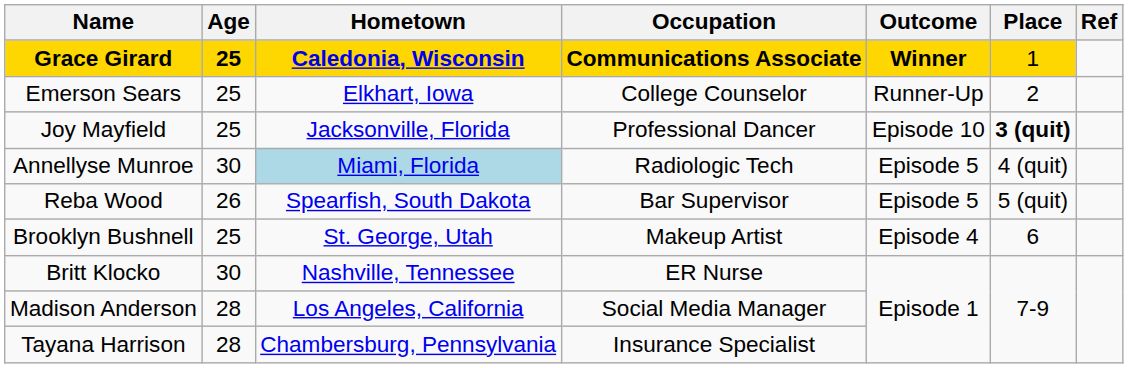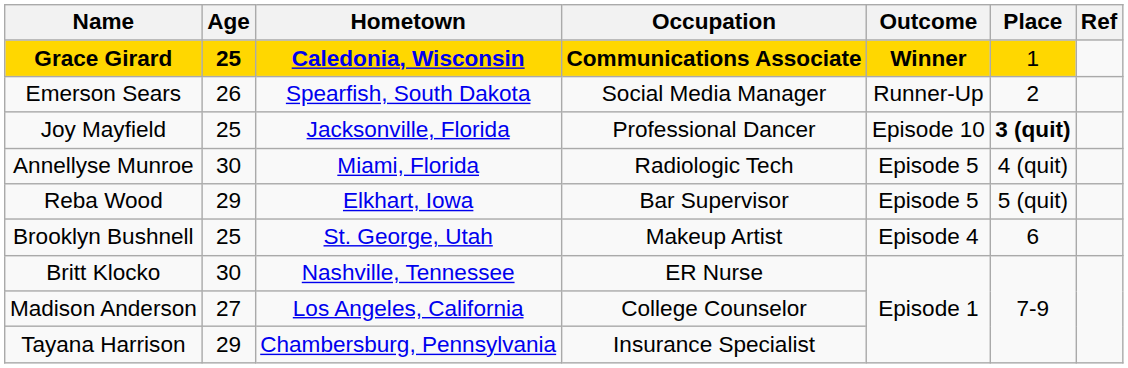(228, 93) 25 -> (228, 93) 26
(408, 93) Elkhart, Iowa -> (408, 93) Spearfish, South Dakota
(714, 93) College Counselor -> (714, 93) Social Media Manager
(408, 165) lightblue background -> (408, 165) no background
(228, 201) 26 -> (228, 201) 29
(408, 201) Spearfish, South Dakota -> (408, 201) Elkhart, Iowa
(228, 308) 28 -> (228, 308) 27
(714, 308) Social Media Manager -> (714, 308) College Counselor
(228, 344) 28 -> (228, 344) 29
